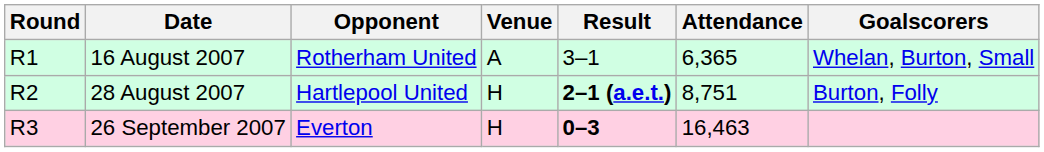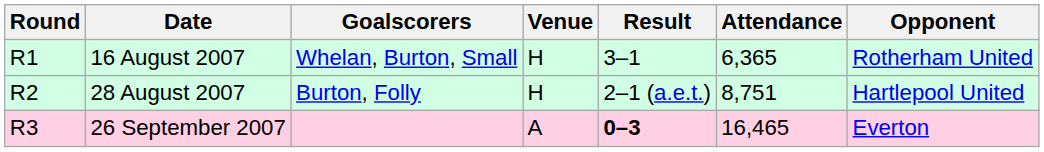columns swapped: (386, 22) <-> (924, 22)
(494, 57) A -> (536, 57) H
(617, 92) bold -> (657, 92) normal
(495, 127) H -> (535, 127) A
(716, 127) 16,463 -> (755, 127) 16,465
